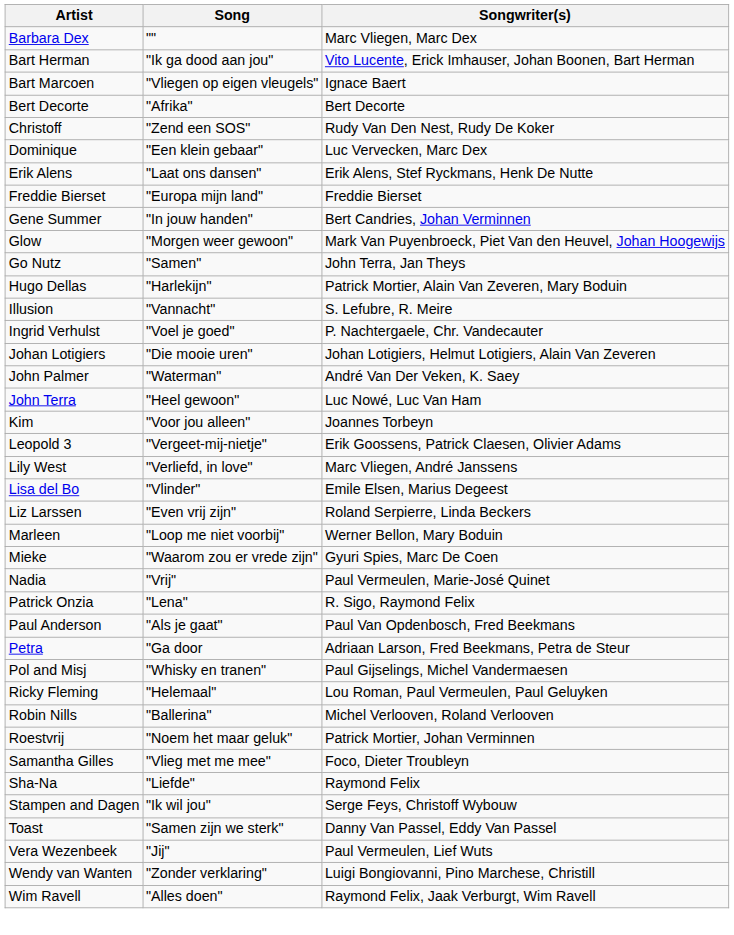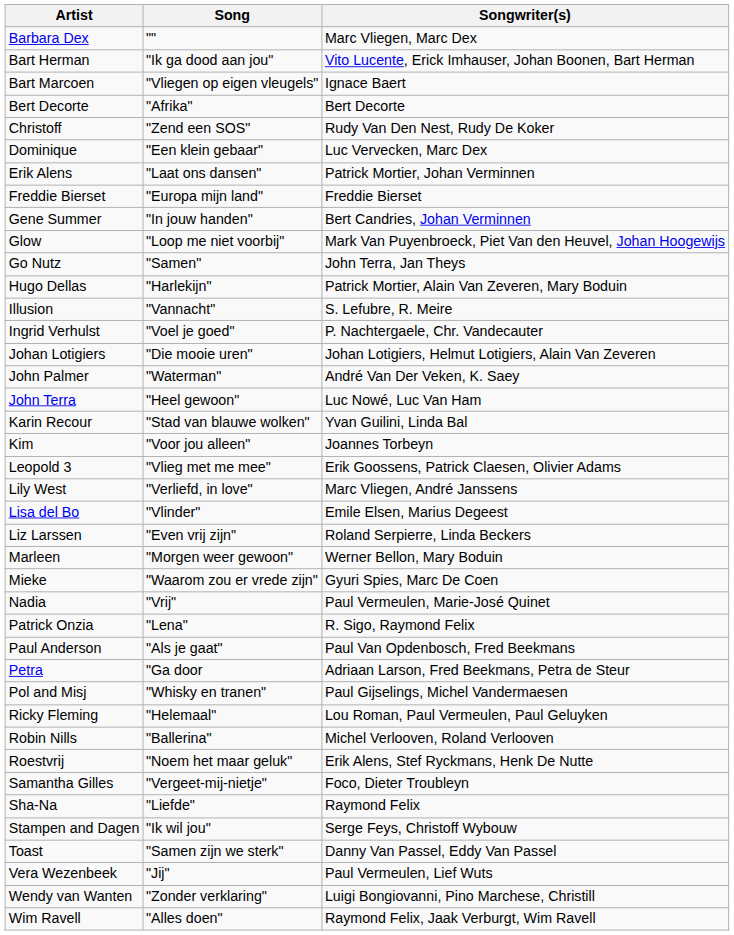(459, 173) Erik Alens, Stef Ryckmans, Henk De Nutte -> (430, 173) Patrick Mortier, Johan Verminnen
(220, 241) "Morgen weer gewoon" -> (215, 241) "Loop me niet voorbij"
+ row: (50, 422)
(206, 444) "Vergeet-mij-nietje" -> (208, 467) "Vlieg met me mee"
(215, 535) "Loop me niet voorbij" -> (220, 557) "Morgen weer gewoon"
(430, 738) Patrick Mortier, Johan Verminnen -> (459, 761) Erik Alens, Stef Ryckmans, Henk De Nutte
(208, 761) "Vlieg met me mee" -> (206, 783) "Vergeet-mij-nietje"
